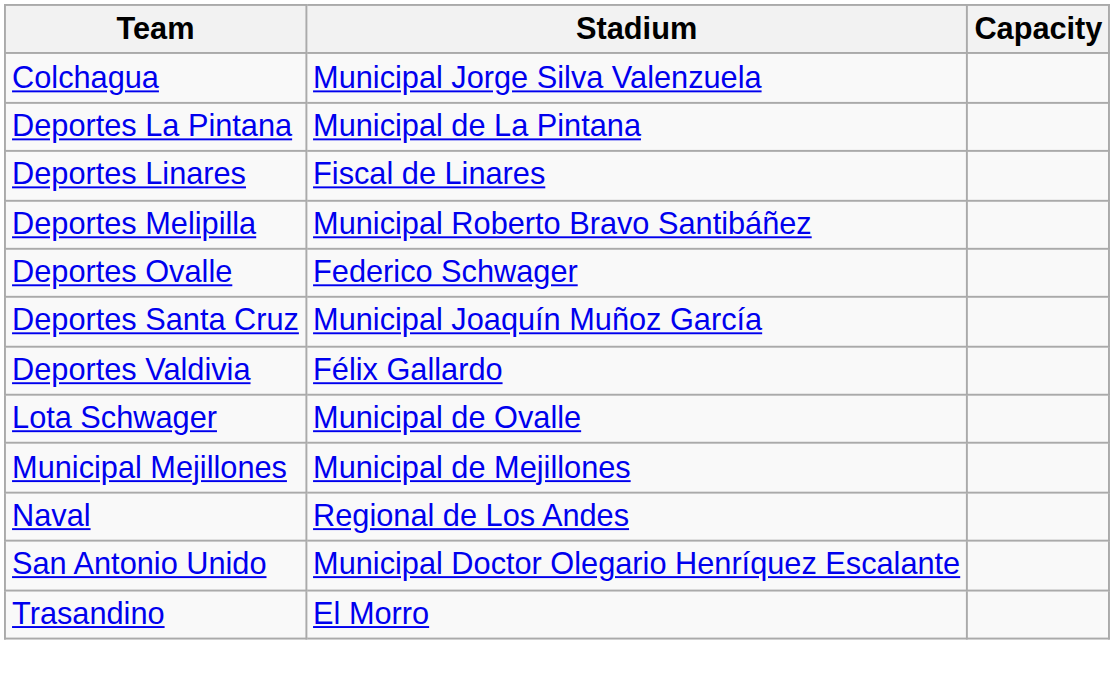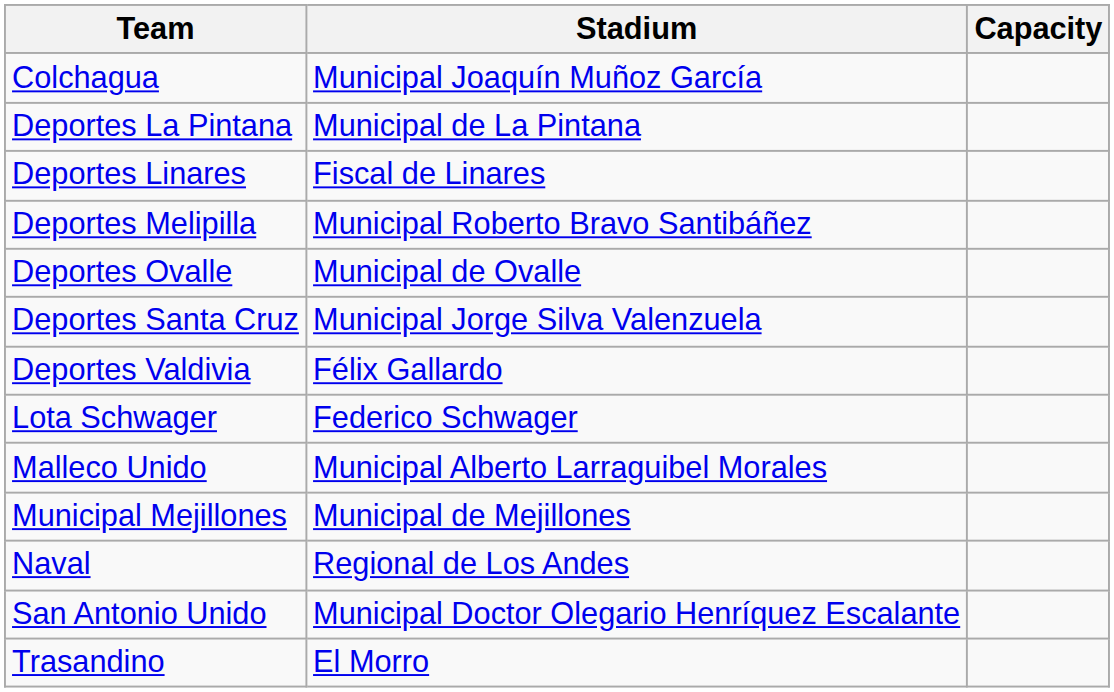(537, 77) Municipal Jorge Silva Valenzuela -> (538, 77) Municipal Joaquín Muñoz García
(445, 272) Federico Schwager -> (447, 272) Municipal de Ovalle
(538, 321) Municipal Joaquín Muñoz García -> (537, 321) Municipal Jorge Silva Valenzuela
(447, 418) Municipal de Ovalle -> (445, 418) Federico Schwager
+ row: (109, 467)
